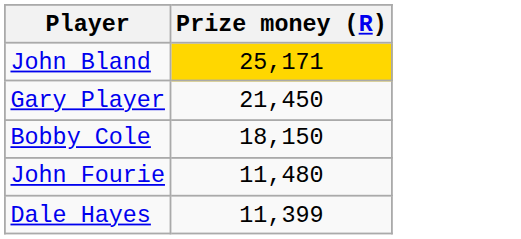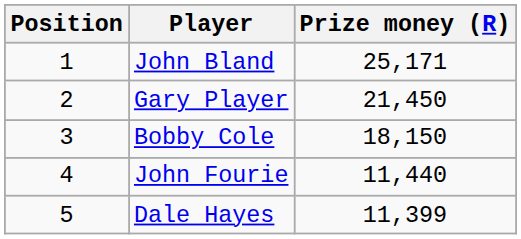+ column: (67, 24)
(281, 62) gold background -> (405, 62) no background
(281, 177) 11,480 -> (405, 177) 11,440
